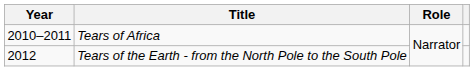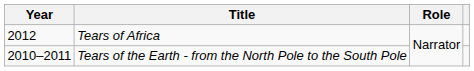(39, 35) 2010–2011 -> (22, 35) 2012
(22, 55) 2012 -> (39, 55) 2010–2011
